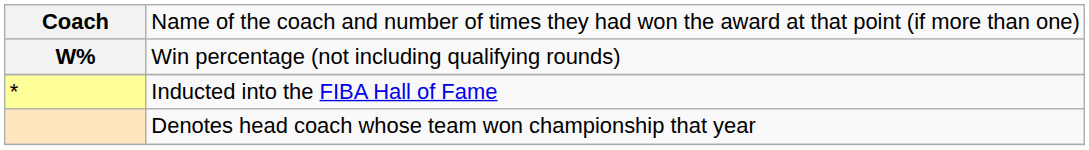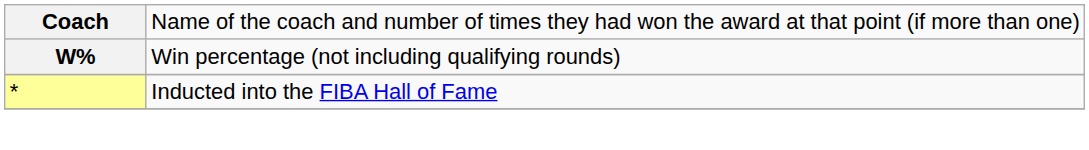- row: (454, 126)
